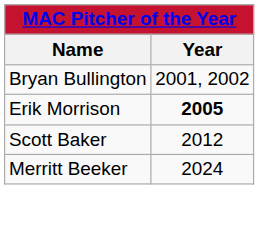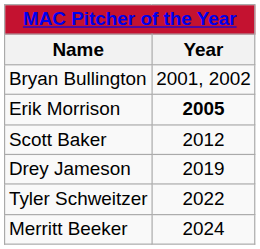+ row: (70, 169)
+ row: (78, 199)
